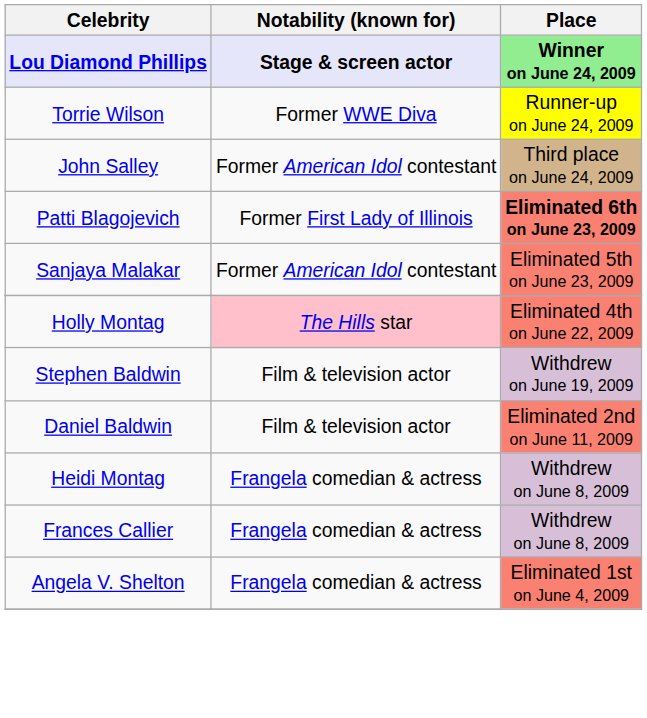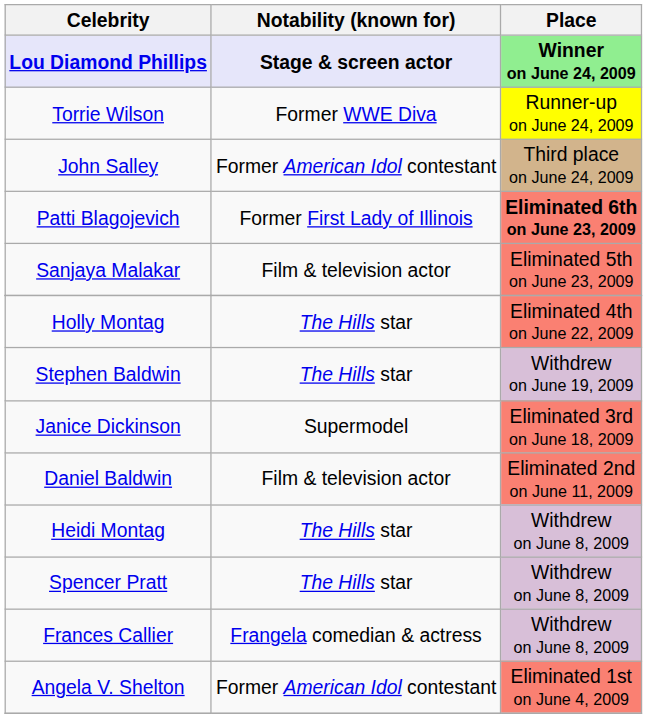(356, 270) Former American Idol contestant -> (356, 270) Film & television actor
(356, 322) pink background -> (356, 322) no background
(356, 374) Film & television actor -> (356, 374) The Hills star
+ row: (108, 426)
(356, 478) Frangela comedian & actress -> (356, 531) The Hills star
+ row: (108, 583)
(356, 583) Frangela comedian & actress -> (356, 687) Former American Idol contestant
